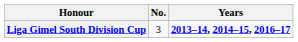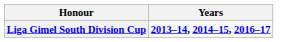- column: (158, 12)
